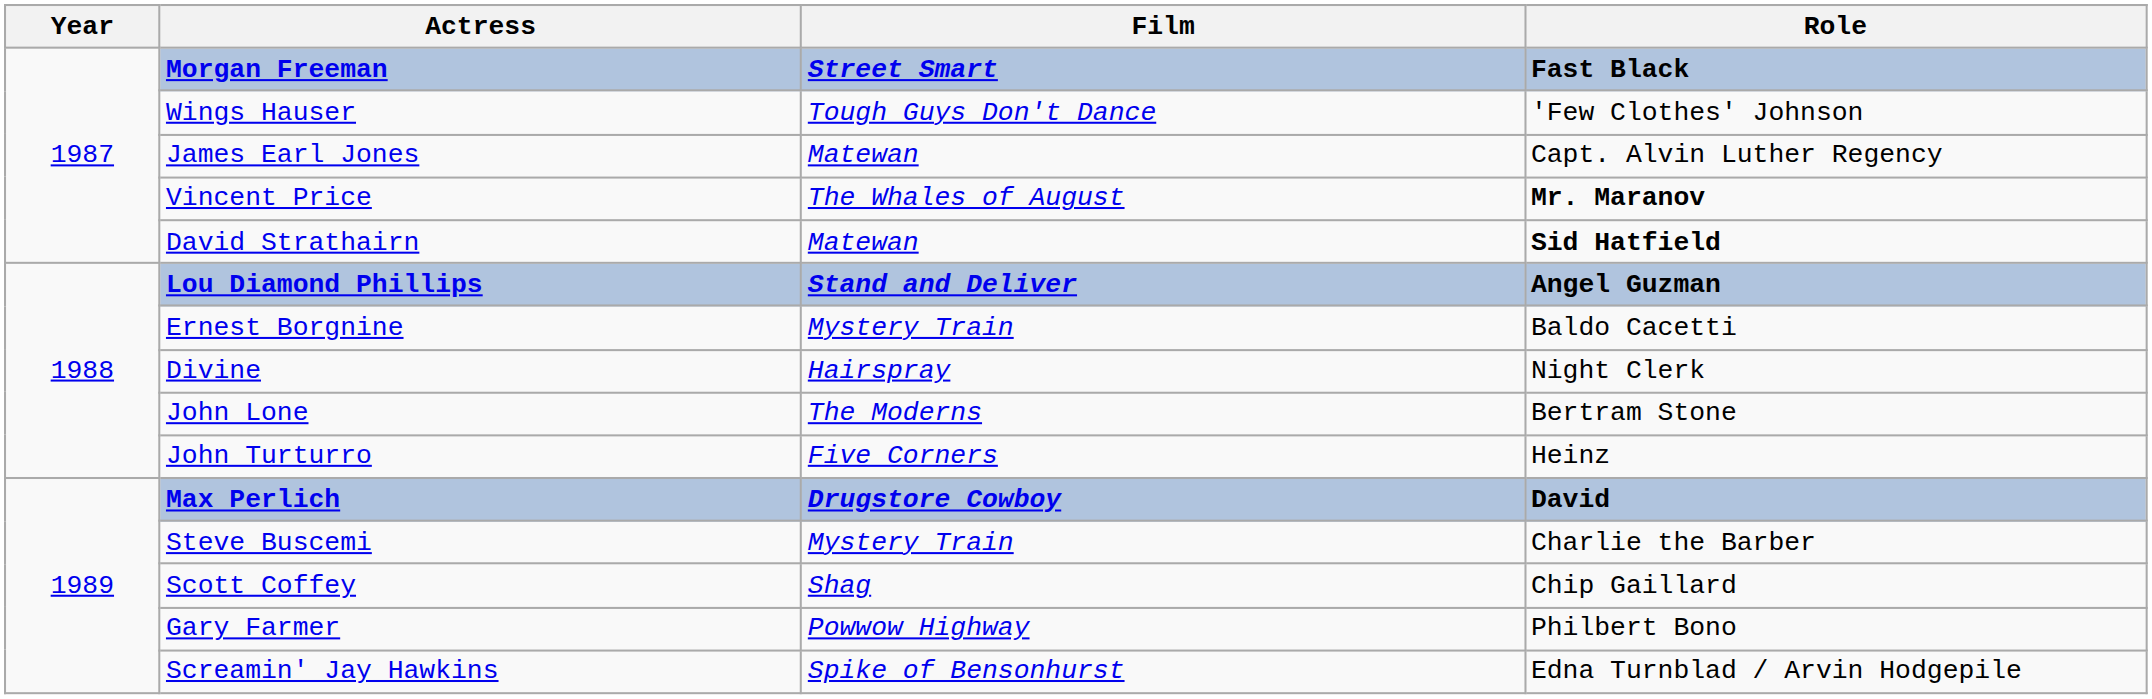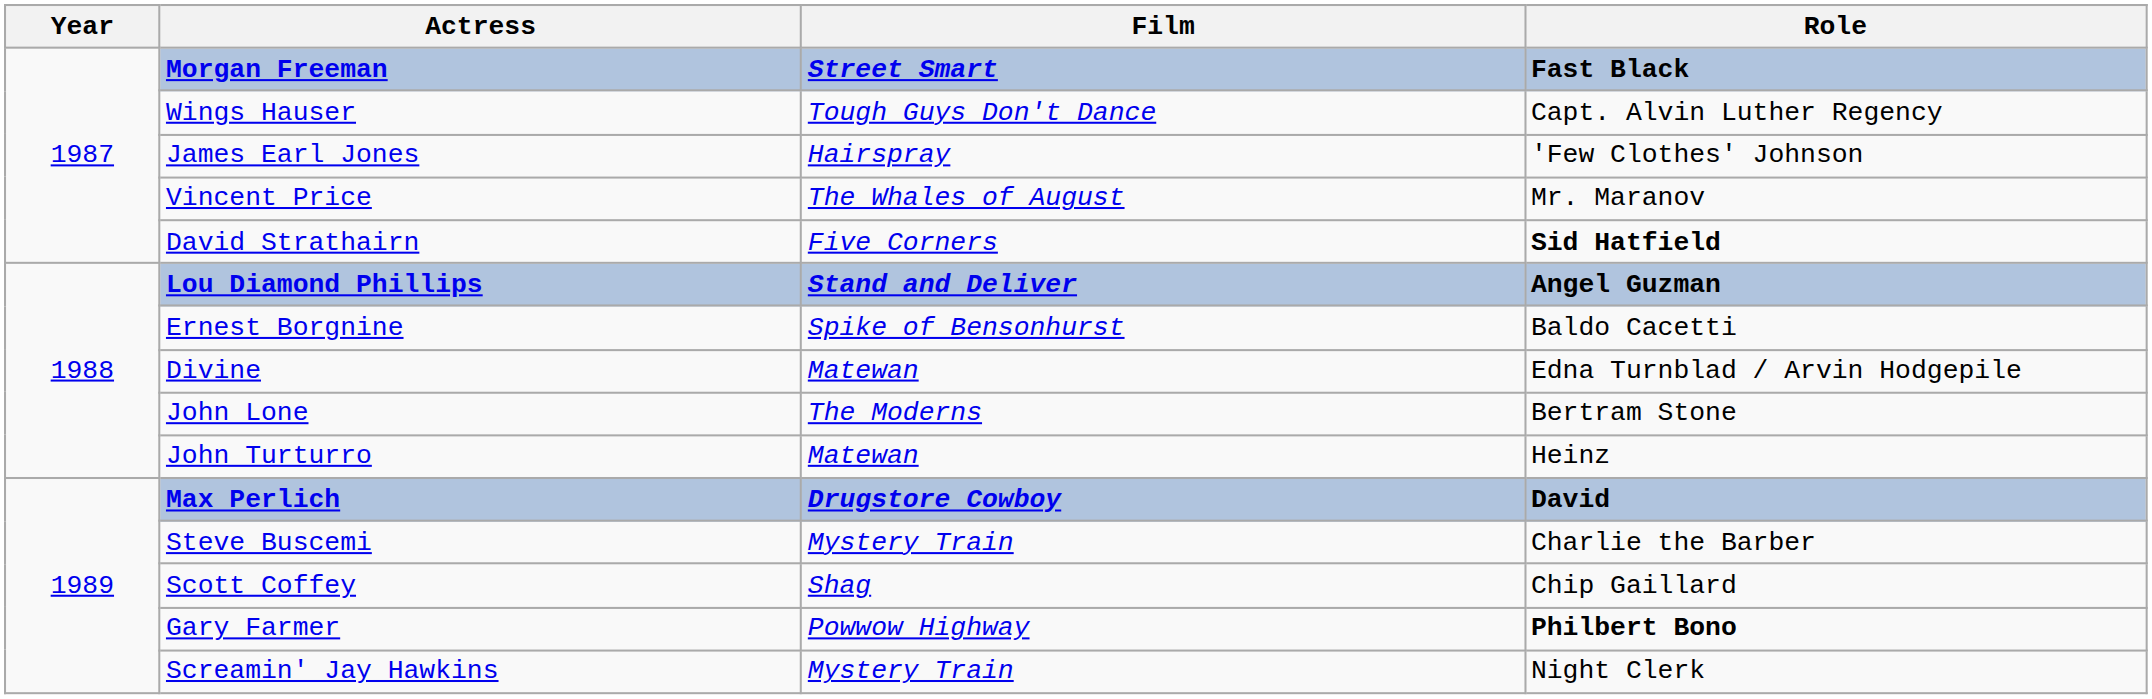(1697, 113) 'Few Clothes' Johnson -> (1737, 113) Capt. Alvin Luther Regency
(863, 156) Matewan -> (879, 156) Hairspray
(1737, 156) Capt. Alvin Luther Regency -> (1697, 156) 'Few Clothes' Johnson
(1618, 199) bold -> (1618, 199) normal
(863, 242) Matewan -> (903, 242) Five Corners
(911, 328) Mystery Train -> (966, 328) Spike of Bensonhurst
(879, 371) Hairspray -> (863, 371) Matewan
(1618, 371) Night Clerk -> (1776, 371) Edna Turnblad / Arvin Hodgepile
(903, 457) Five Corners -> (863, 457) Matewan
(1634, 629) normal -> (1634, 629) bold
(966, 672) Spike of Bensonhurst -> (911, 672) Mystery Train
(1776, 672) Edna Turnblad / Arvin Hodgepile -> (1618, 672) Night Clerk
